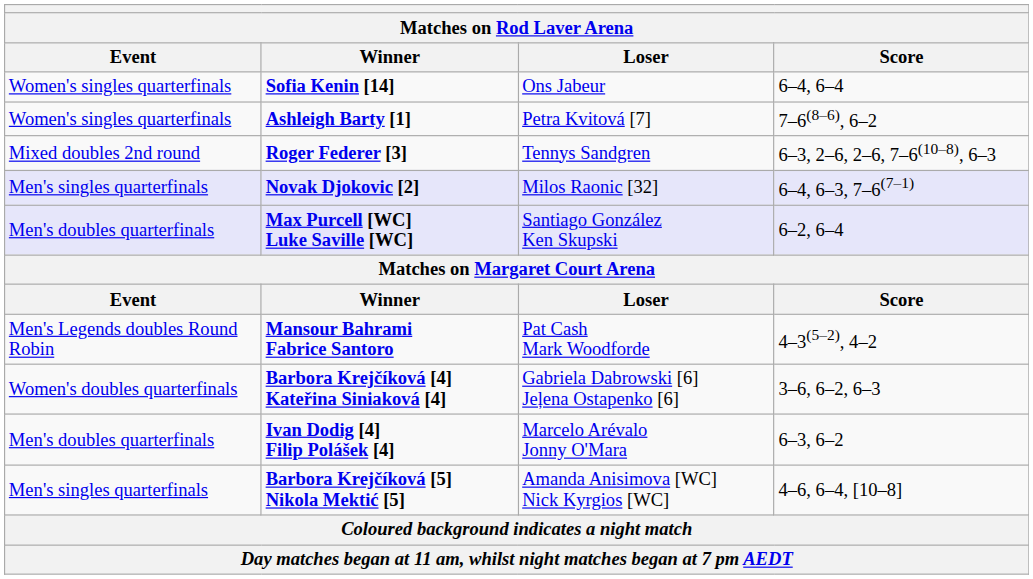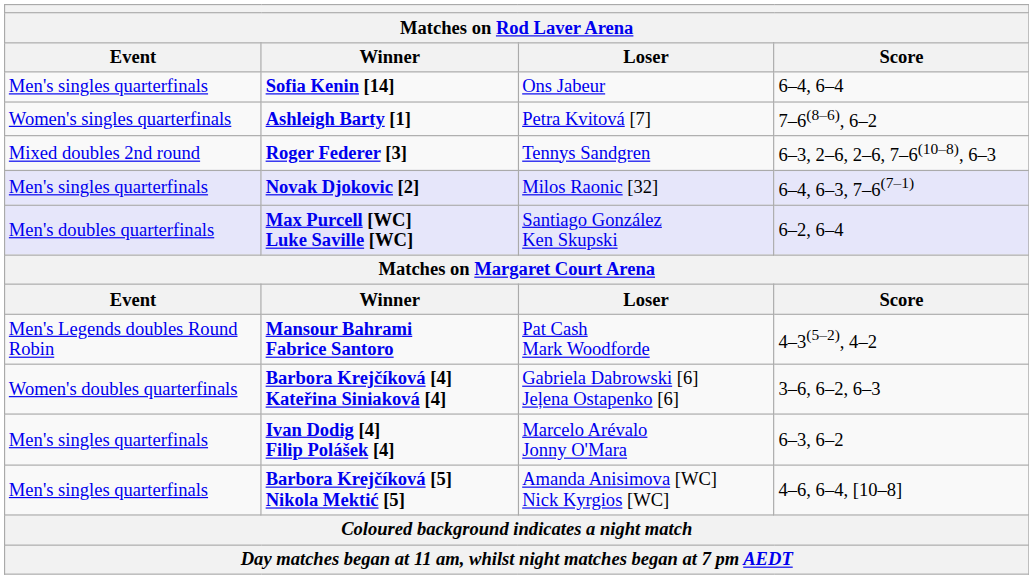(120, 86) Women's singles quarterfinals -> (108, 86) Men's singles quarterfinals
(112, 439) Men's doubles quarterfinals -> (108, 439) Men's singles quarterfinals
